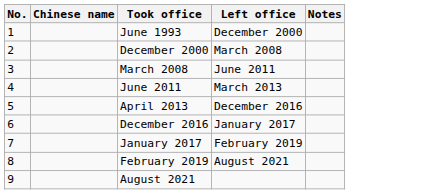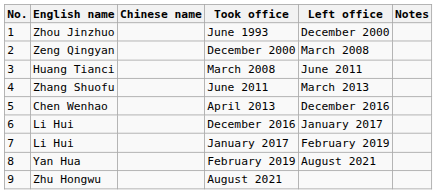+ column: (74, 14)
